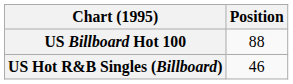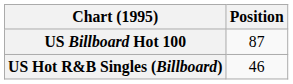(257, 41) 88 -> (257, 41) 87
